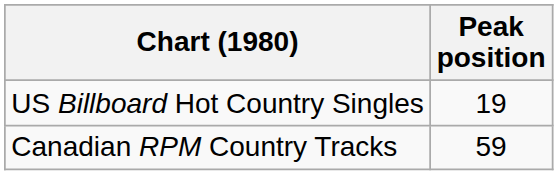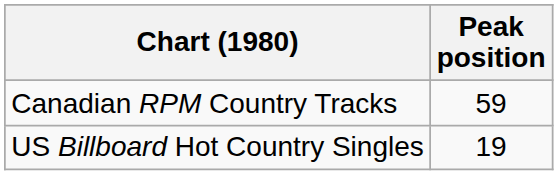rows swapped: (218, 102) <-> (204, 147)
